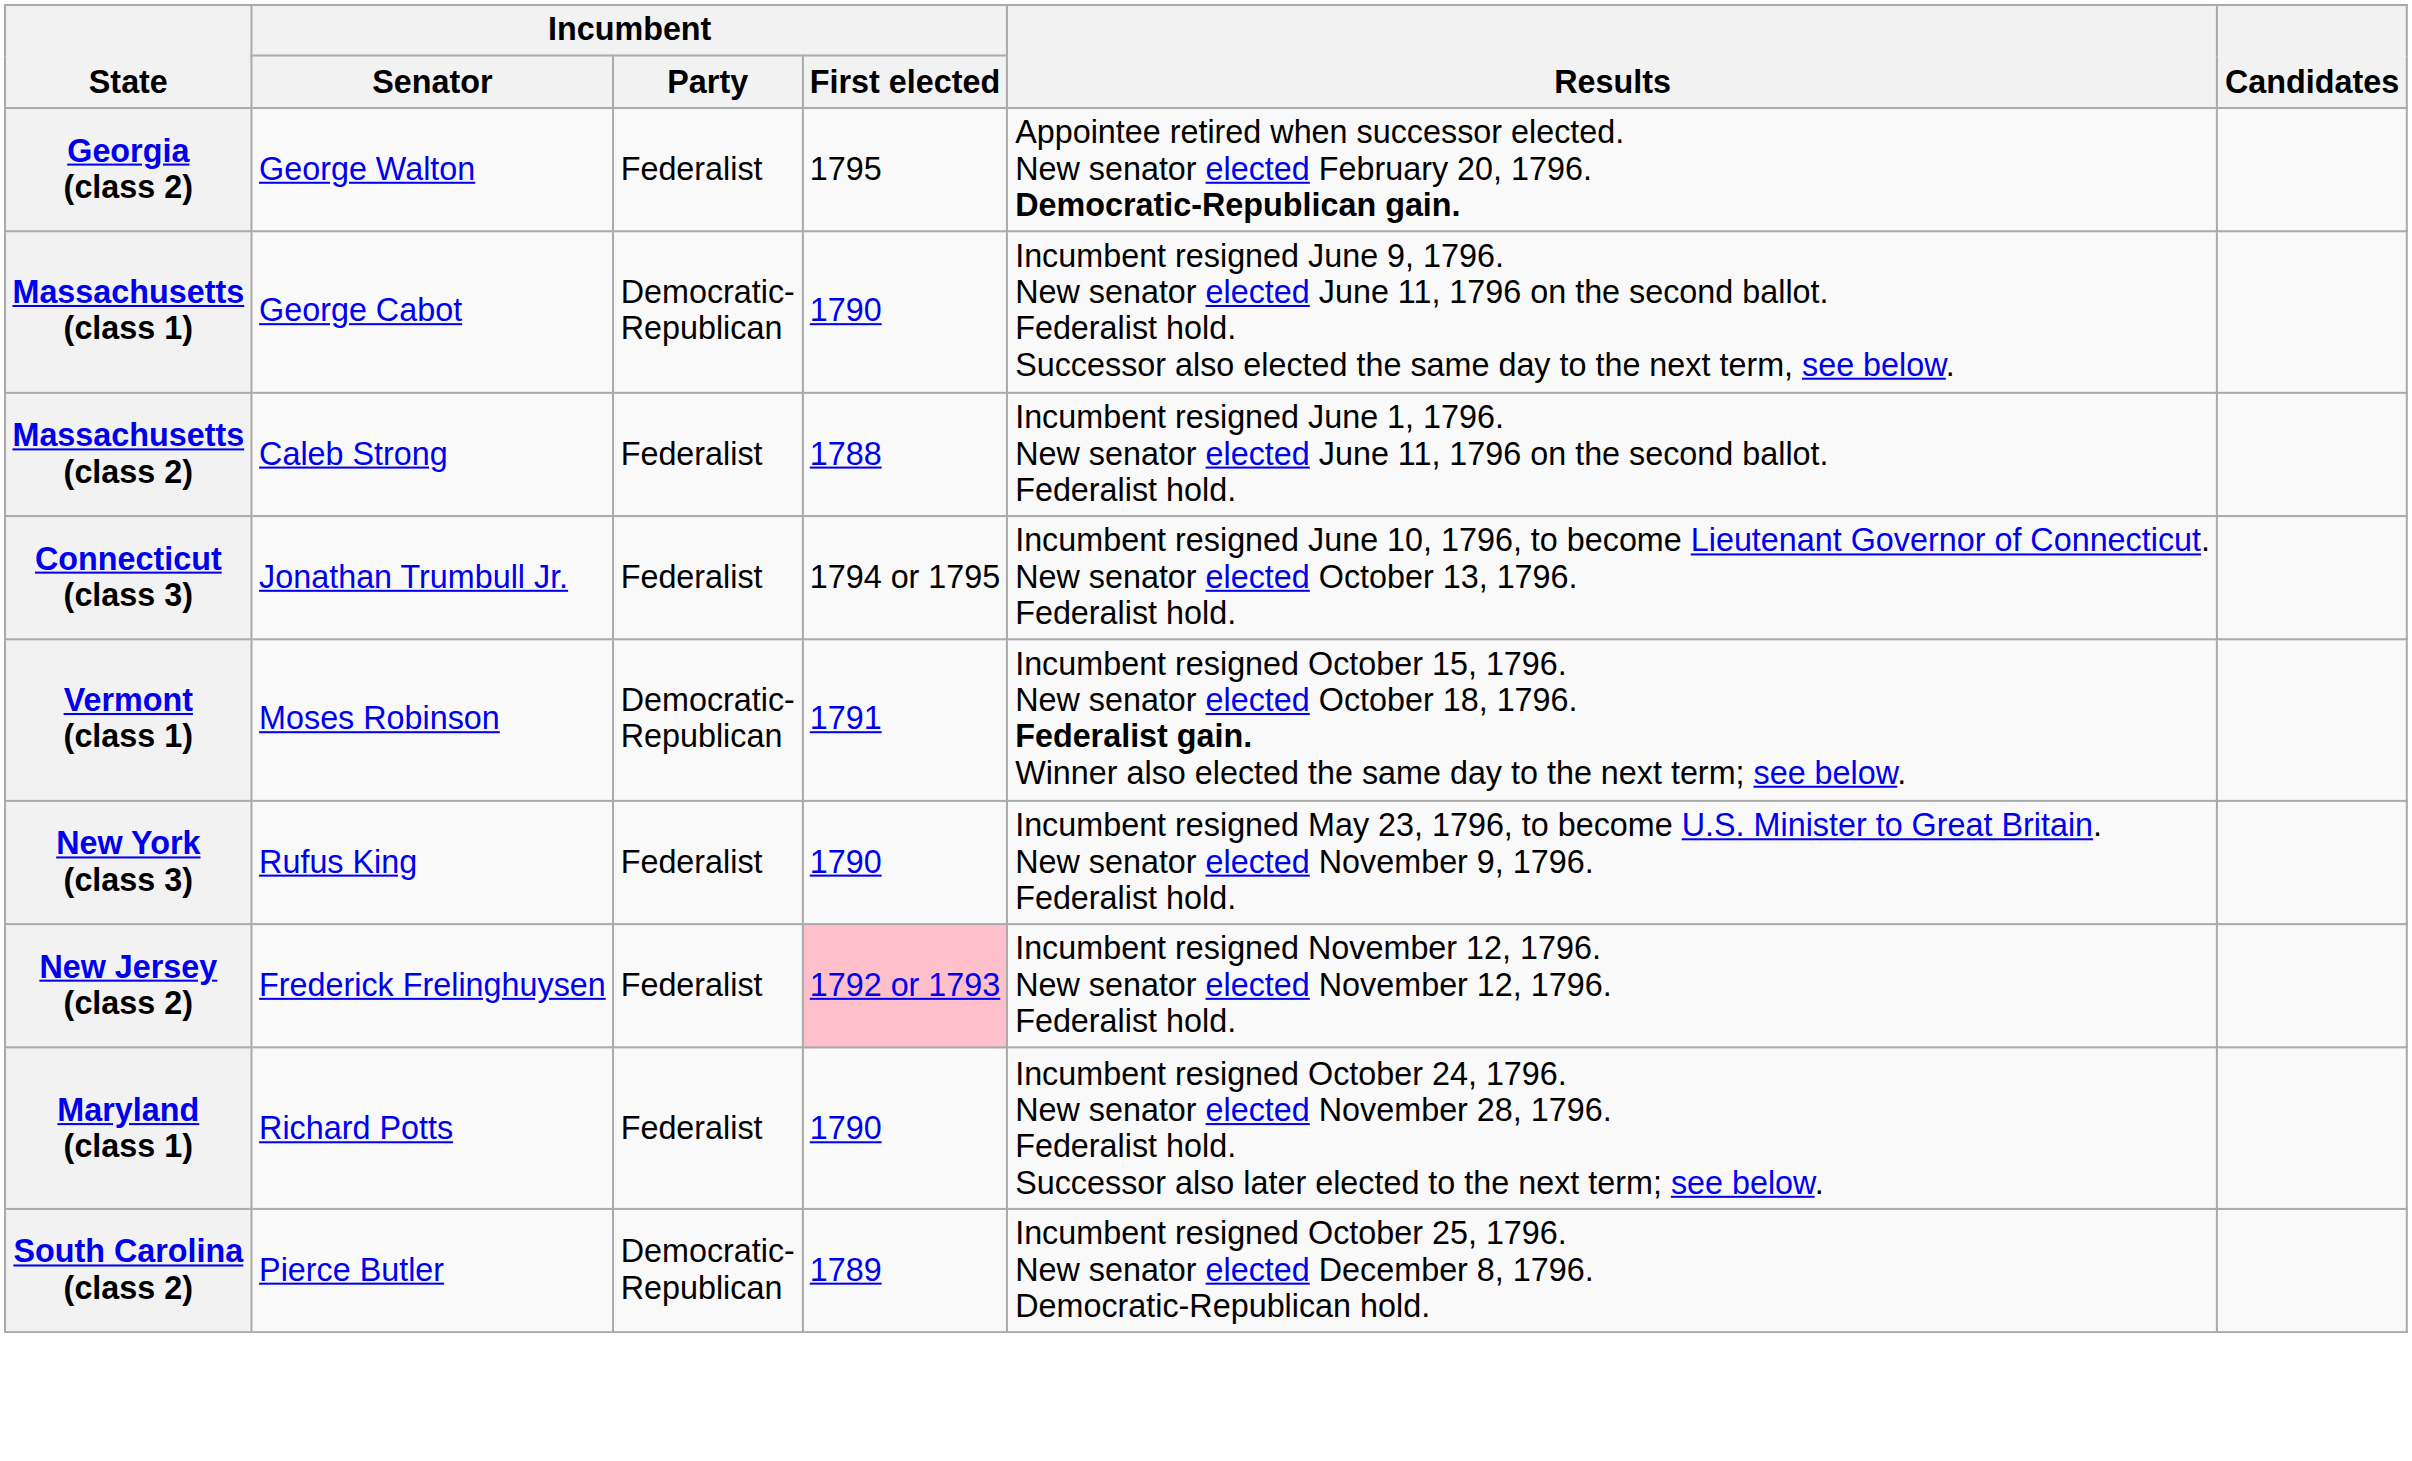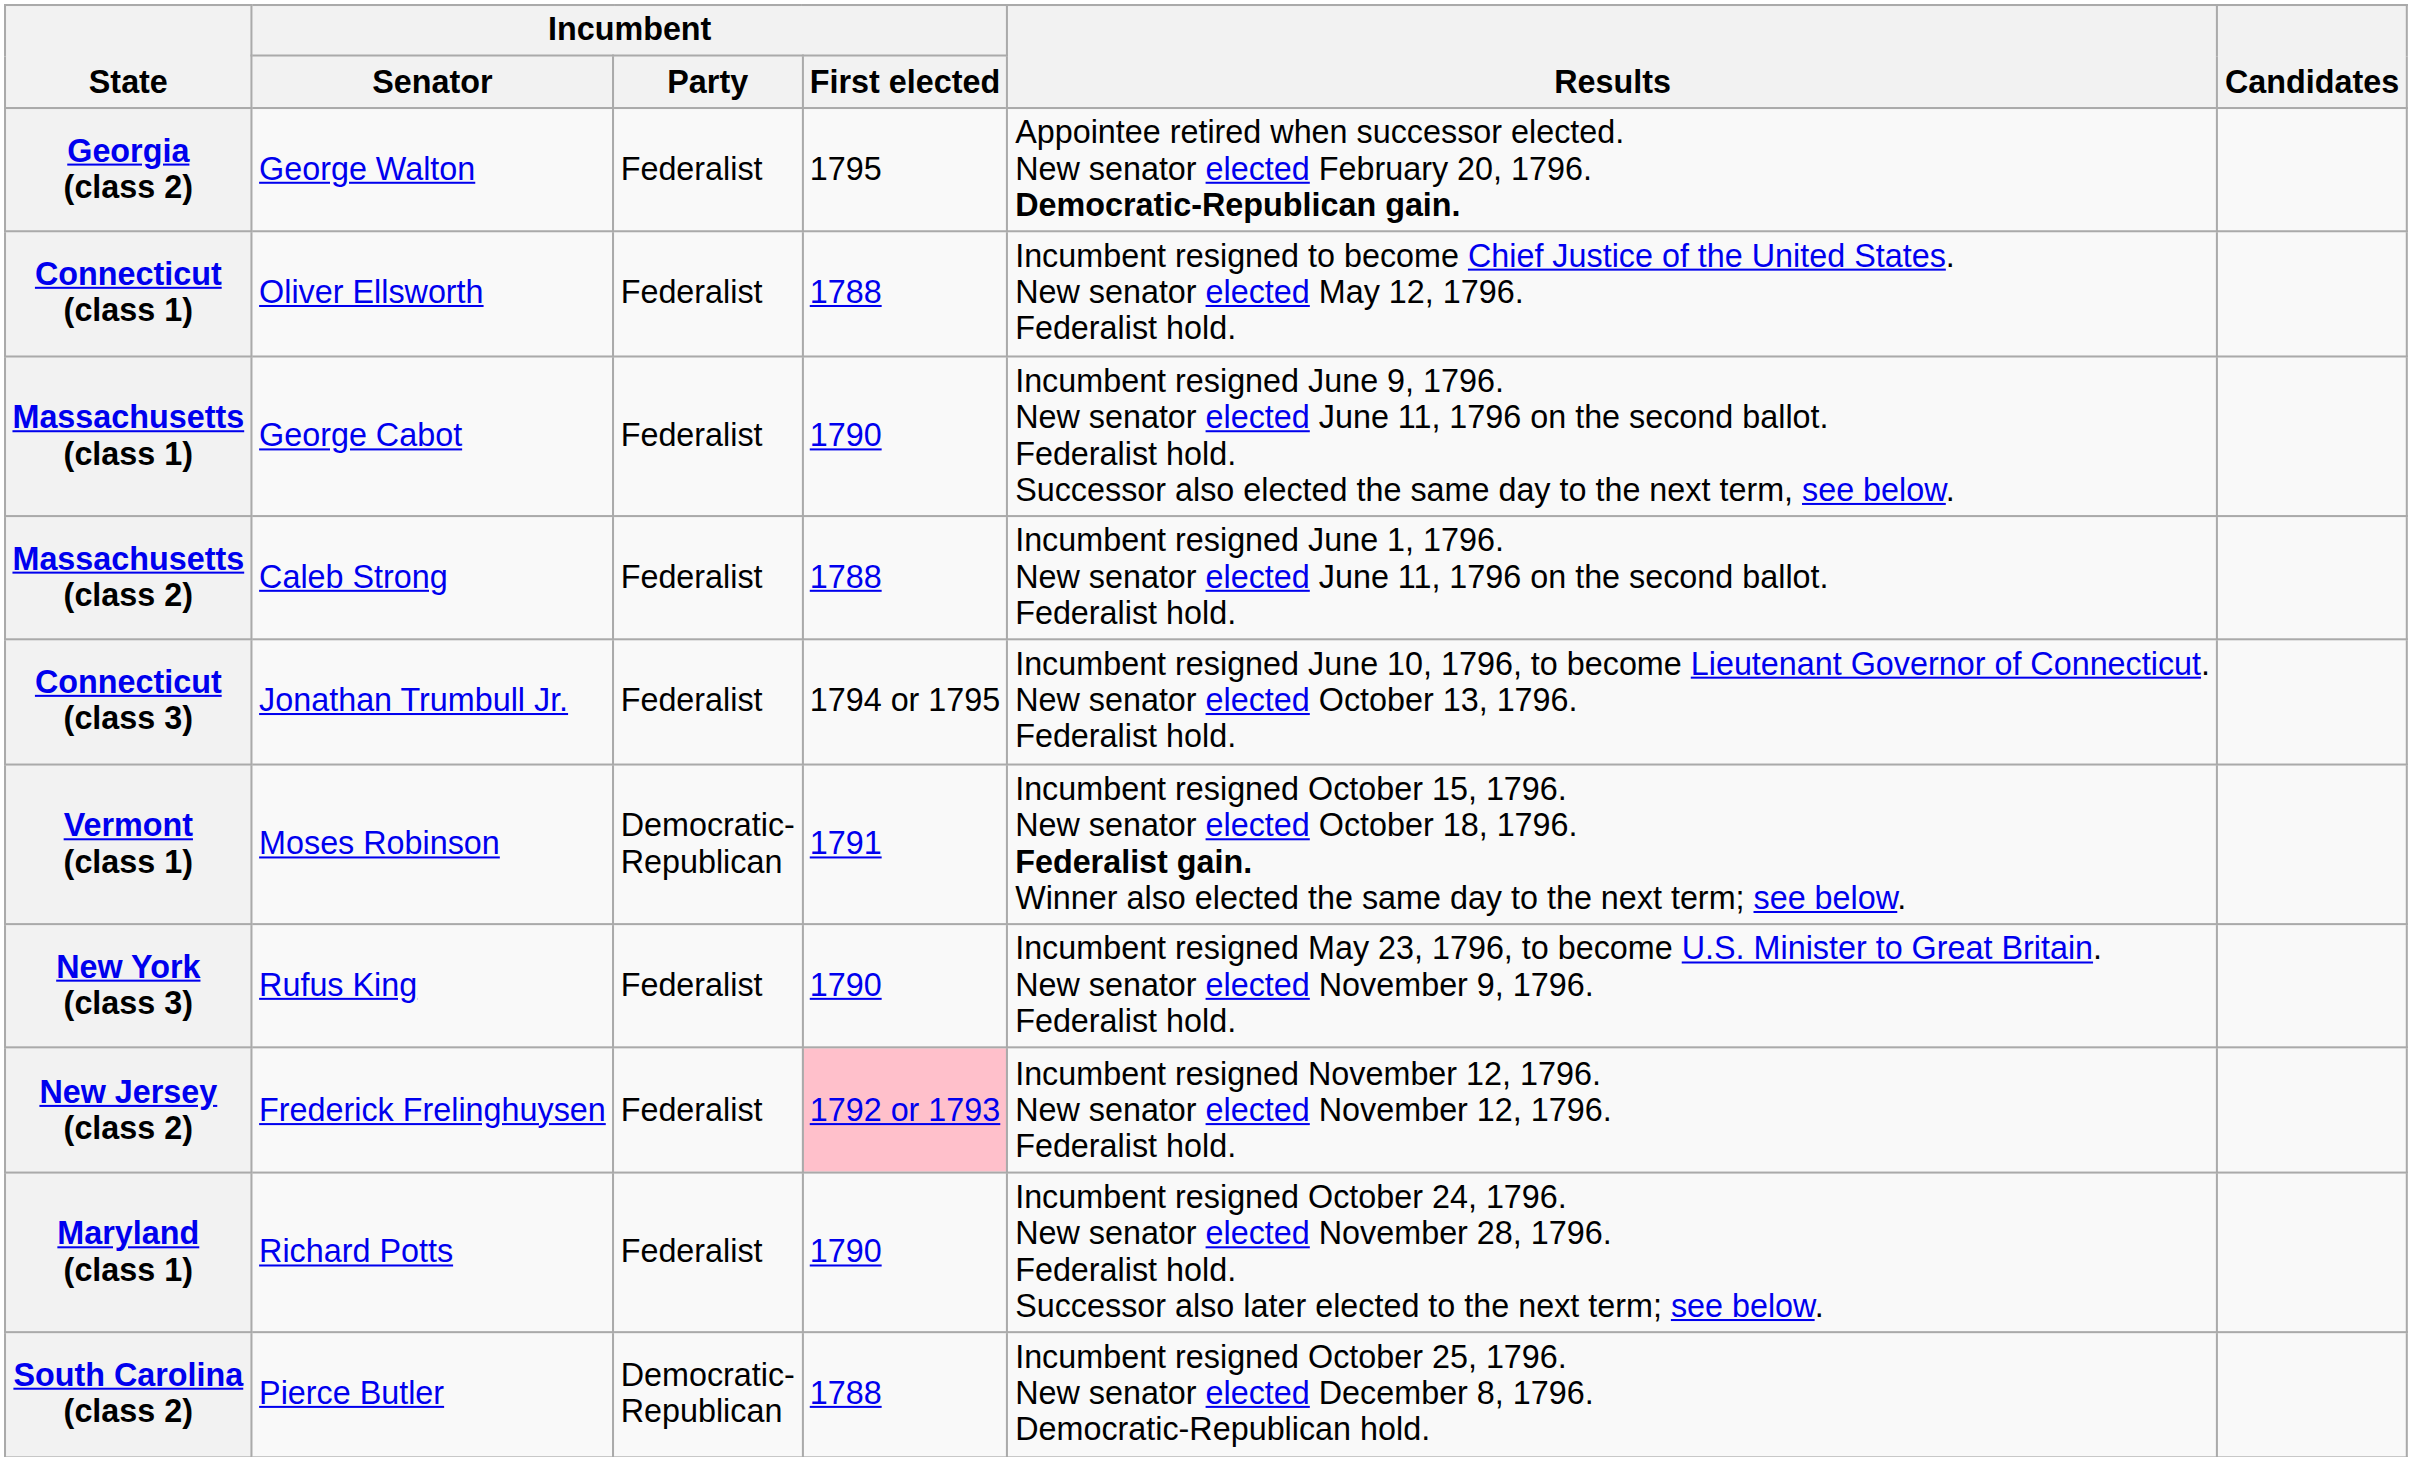+ row: (128, 292)
(708, 311) Democratic- Republican -> (692, 435) Federalist
(846, 1269) 1789 -> (846, 1393) 1788
